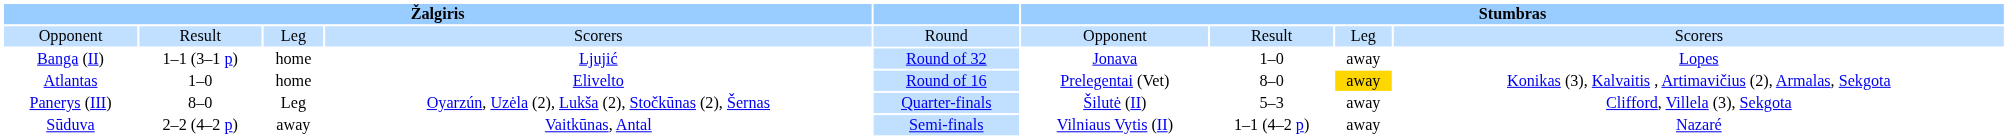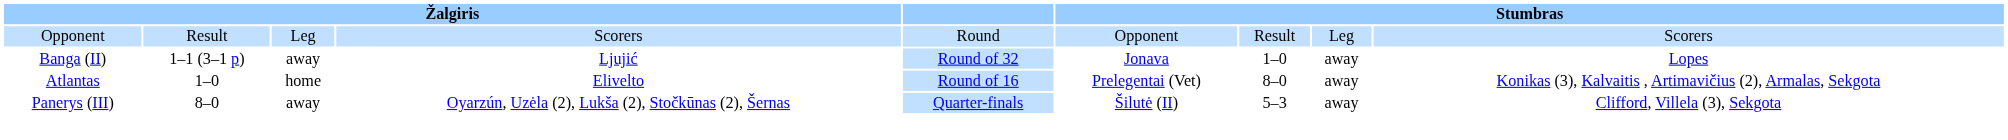(293, 58) home -> (303, 58) away
(1363, 80) gold background -> (1342, 80) no background
(293, 102) Leg -> (303, 102) away
- row: (71, 125)
